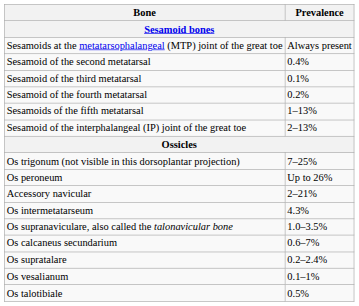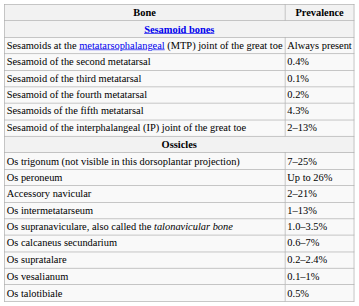(302, 111) 1–13% -> (298, 111) 4.3%
(298, 210) 4.3% -> (302, 210) 1–13%
